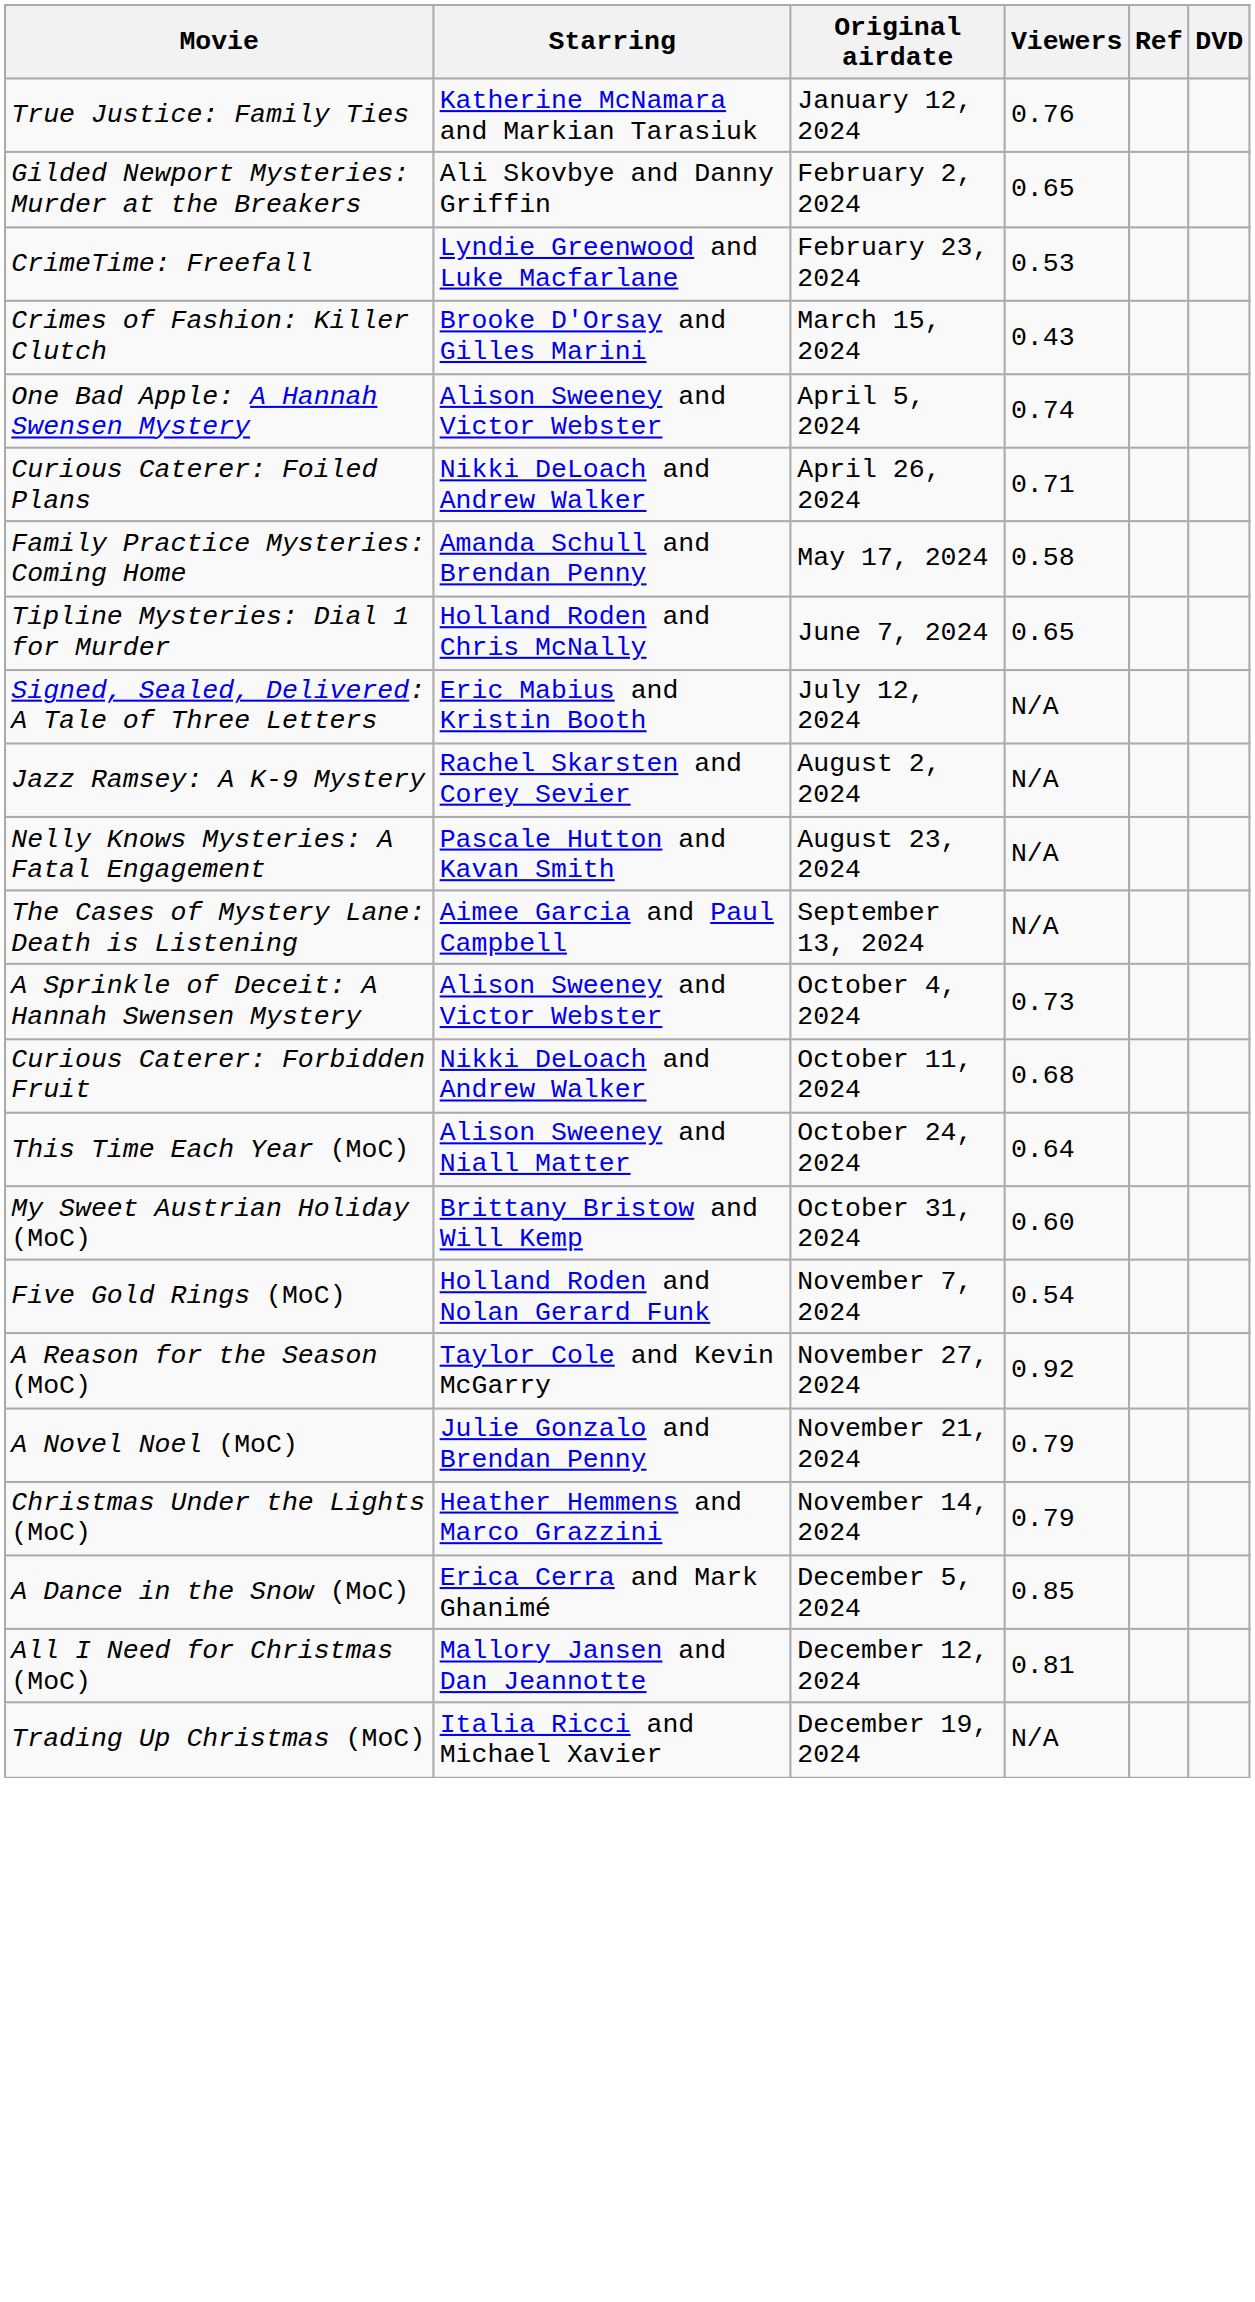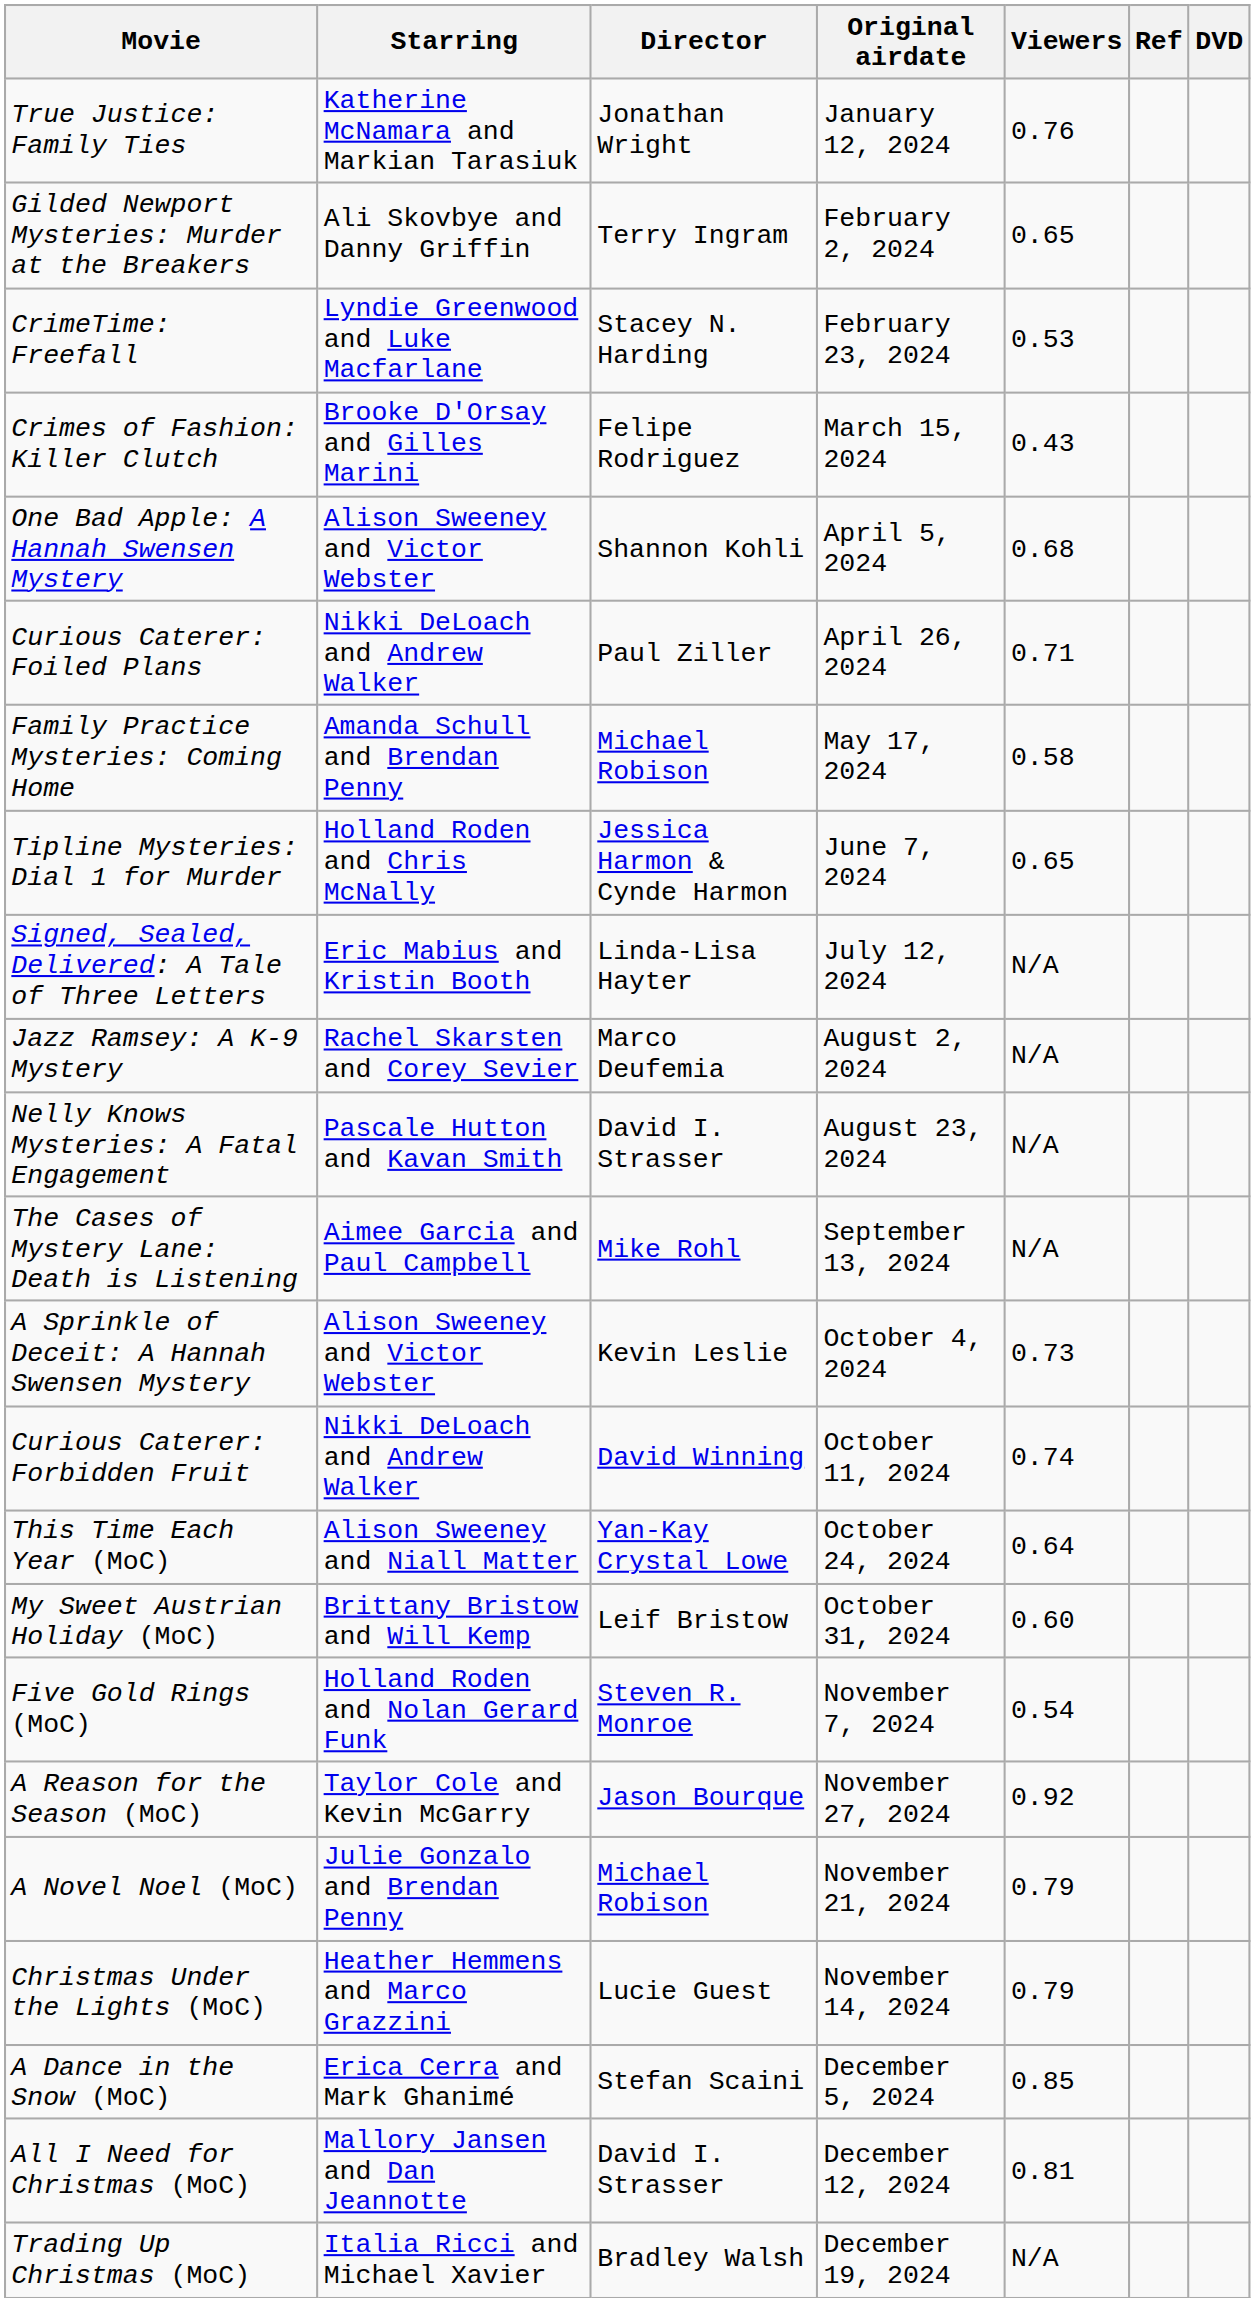+ column: (704, 42)
(1043, 411) 0.74 -> (1043, 549) 0.68
(1043, 1075) 0.68 -> (1043, 1458) 0.74
